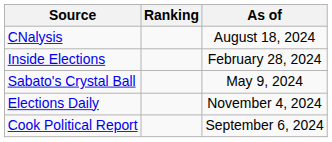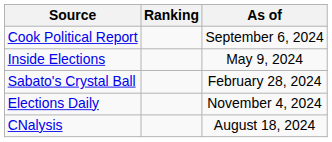rows swapped: (73, 125) <-> (35, 37)
(265, 59) February 28, 2024 -> (265, 59) May 9, 2024
(265, 81) May 9, 2024 -> (265, 81) February 28, 2024
